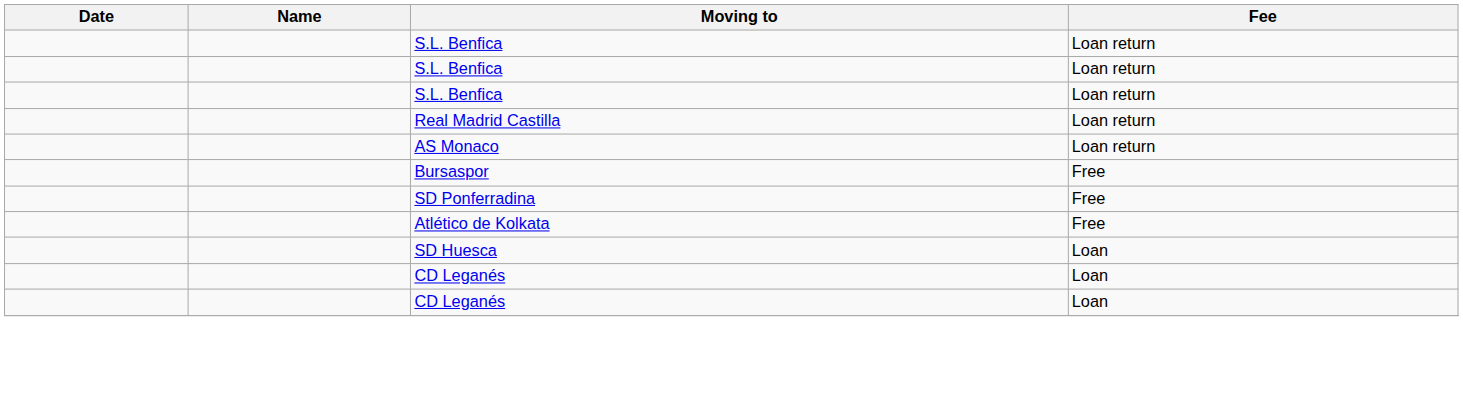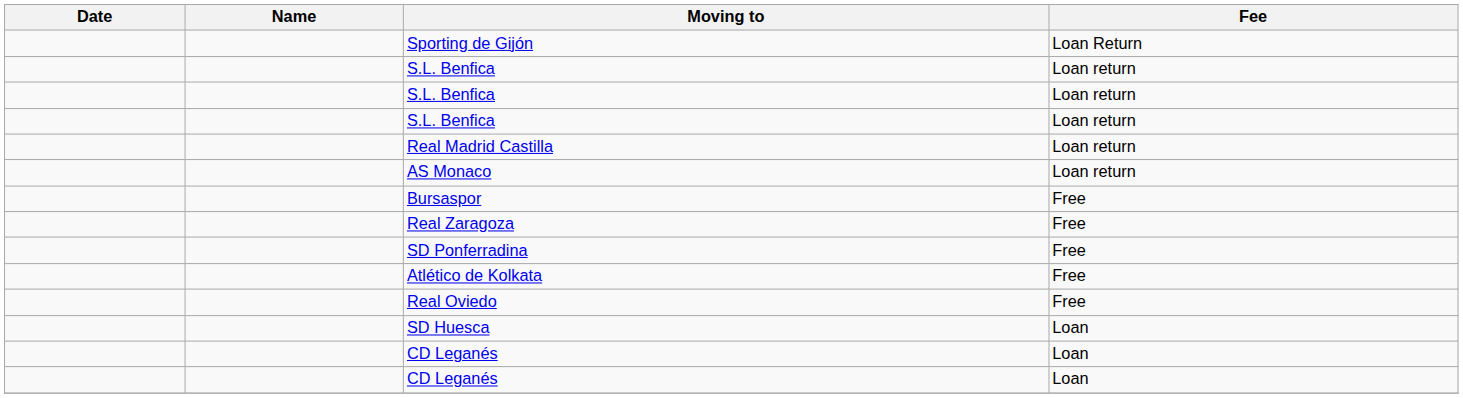+ row: (470, 43)
+ row: (460, 224)
+ row: (452, 302)
